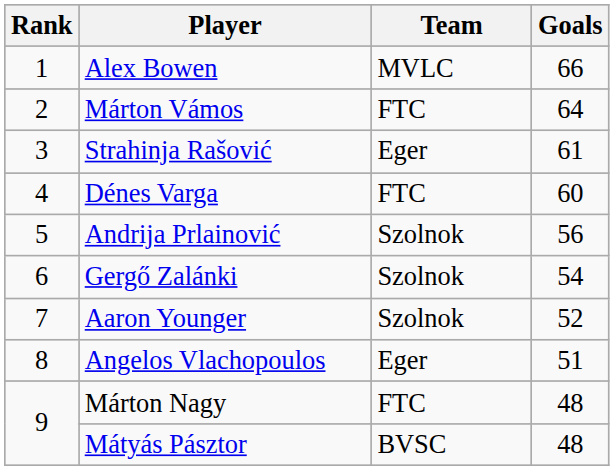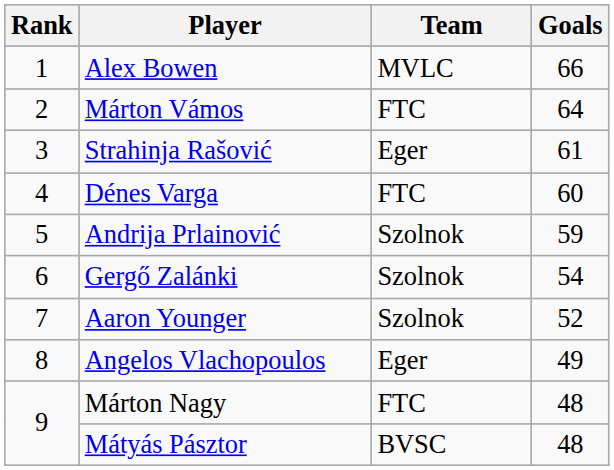(570, 234) 56 -> (570, 234) 59
(570, 360) 51 -> (570, 360) 49
